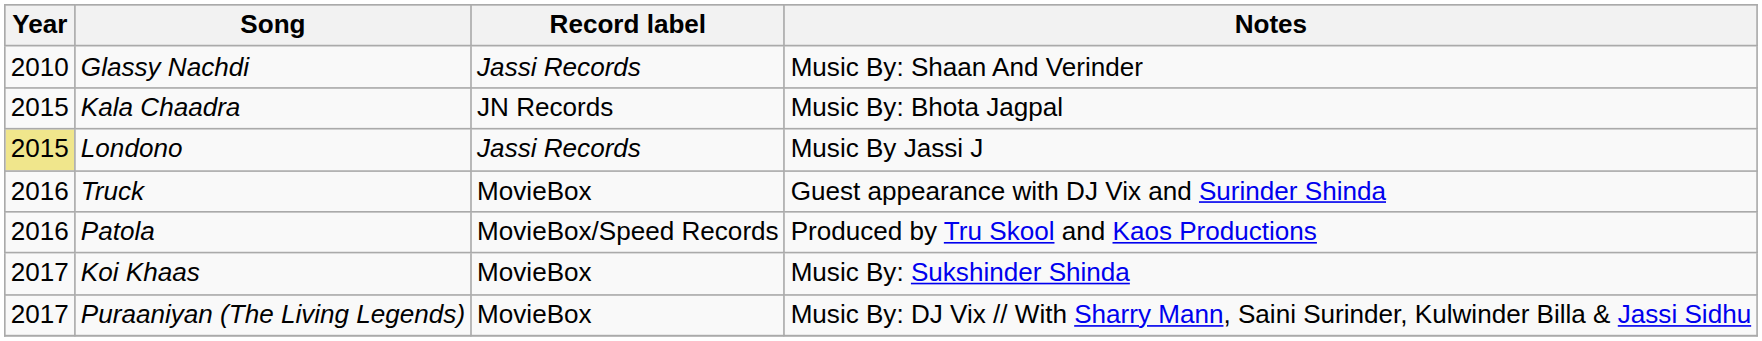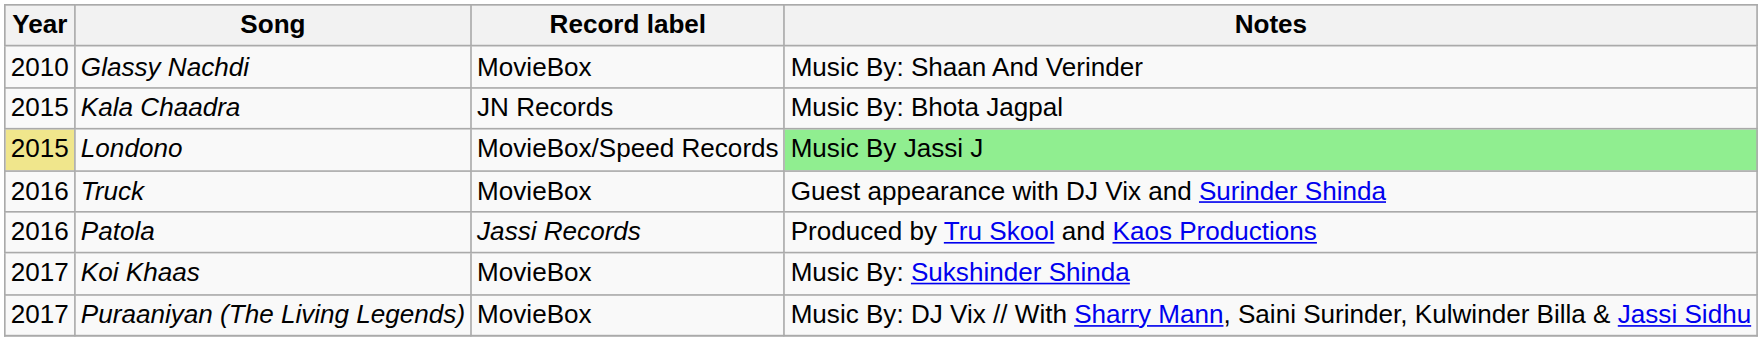(559, 66) Jassi Records -> (534, 66) MovieBox
(559, 149) Jassi Records -> (628, 149) MovieBox/Speed Records
(887, 149) no background -> (887, 149) lightgreen background
(628, 231) MovieBox/Speed Records -> (559, 231) Jassi Records
